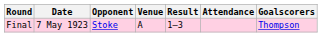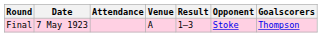columns swapped: (113, 11) <-> (228, 11)
